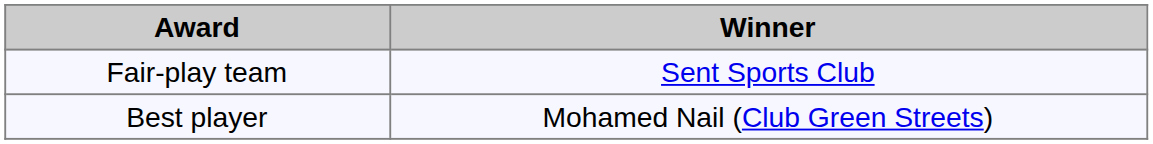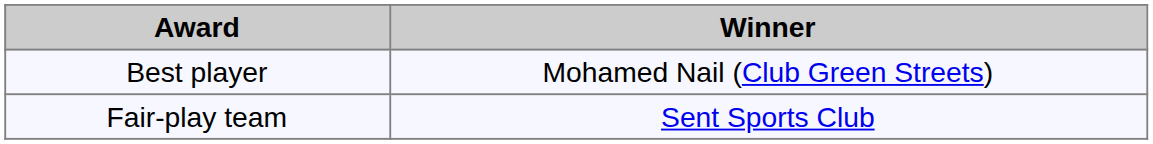rows swapped: (197, 117) <-> (197, 72)
